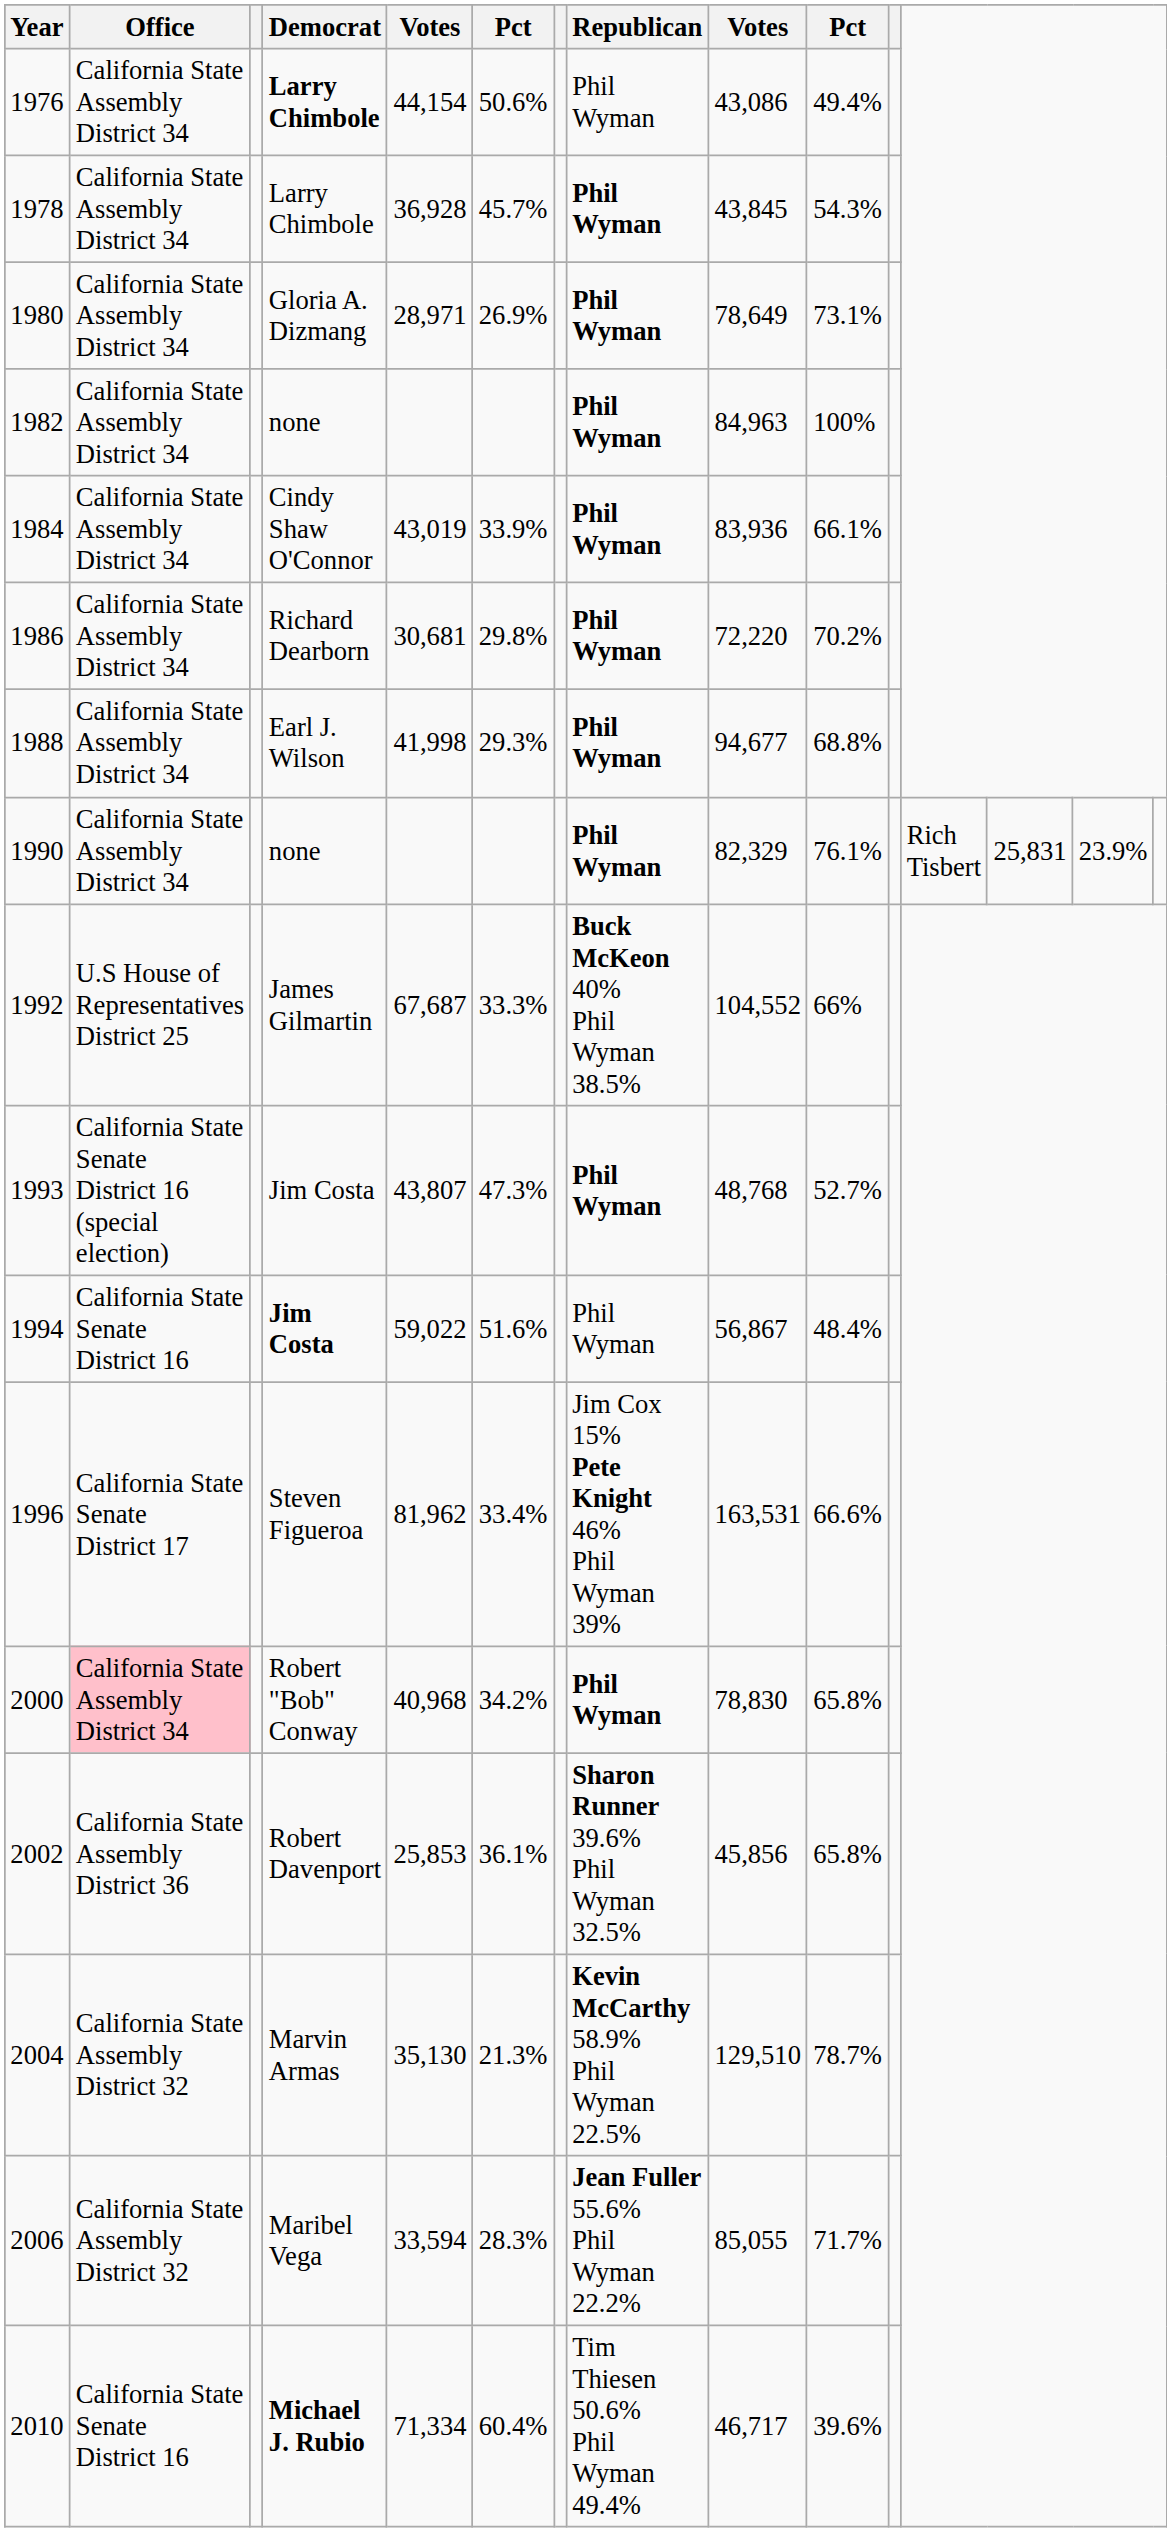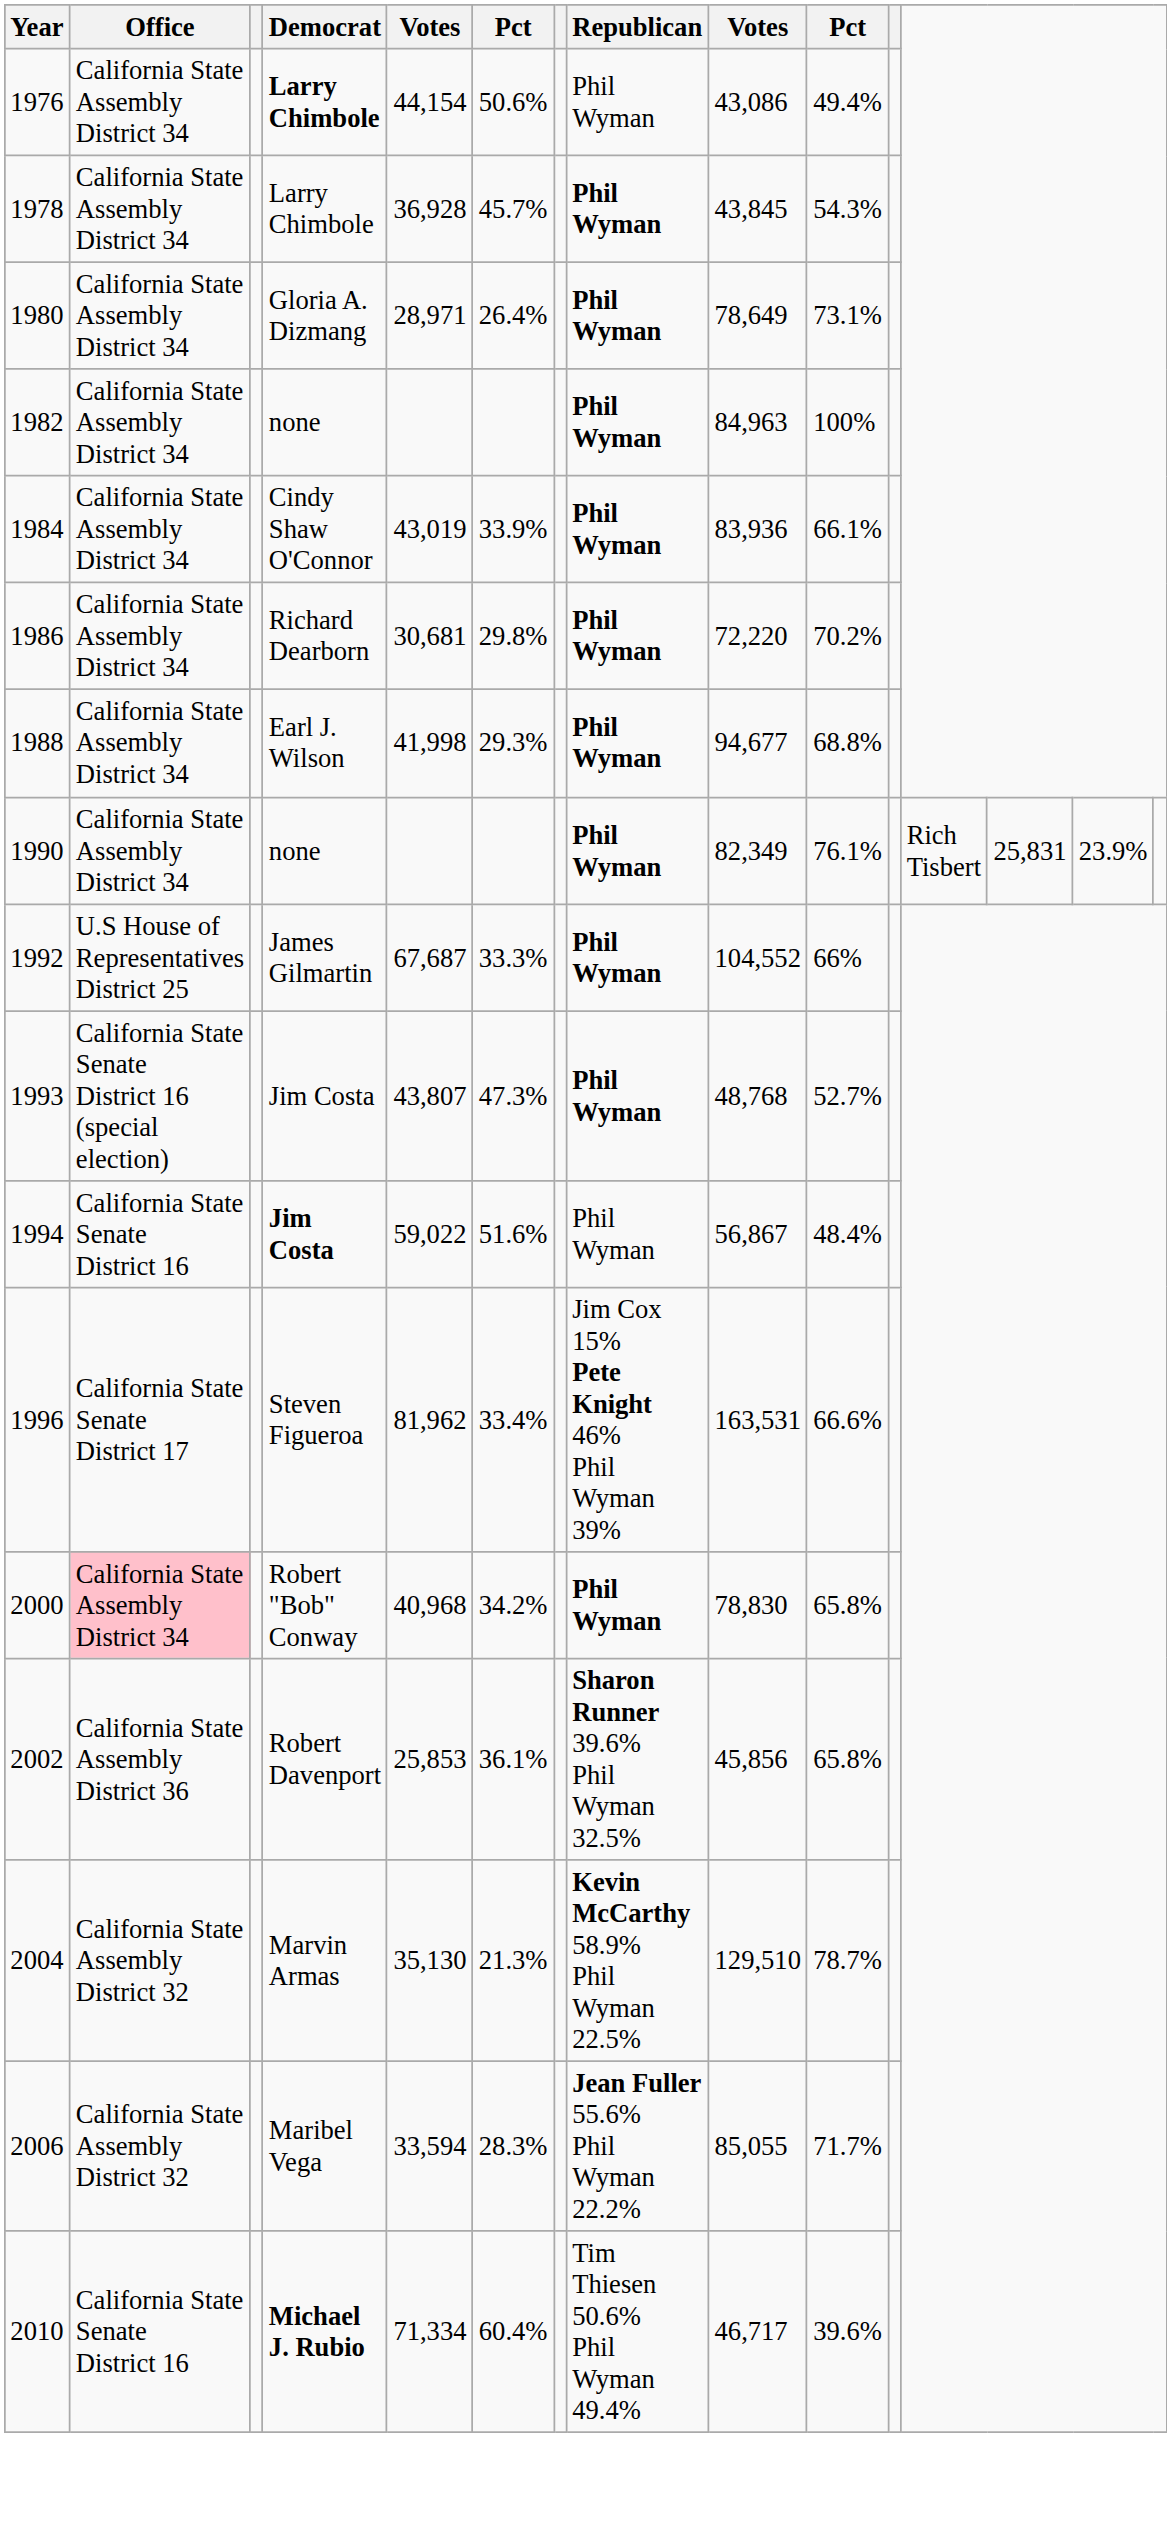(513, 315) 26.9% -> (513, 315) 26.4%
(751, 849) 82,329 -> (751, 849) 82,349
(621, 1003) Buck McKeon 40% Phil Wyman 38.5% -> (617, 956) Phil Wyman
